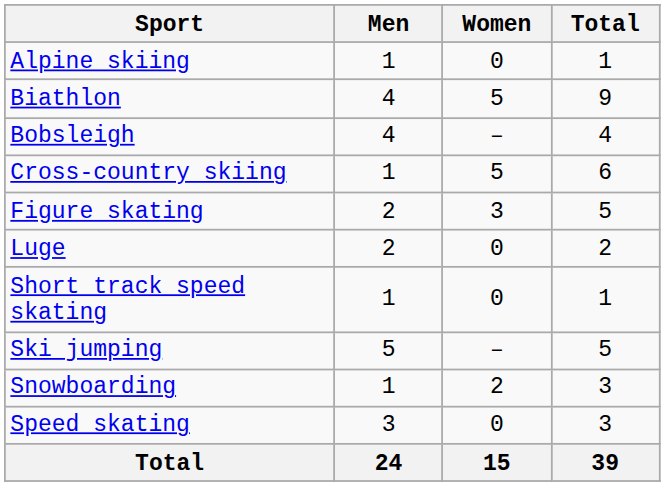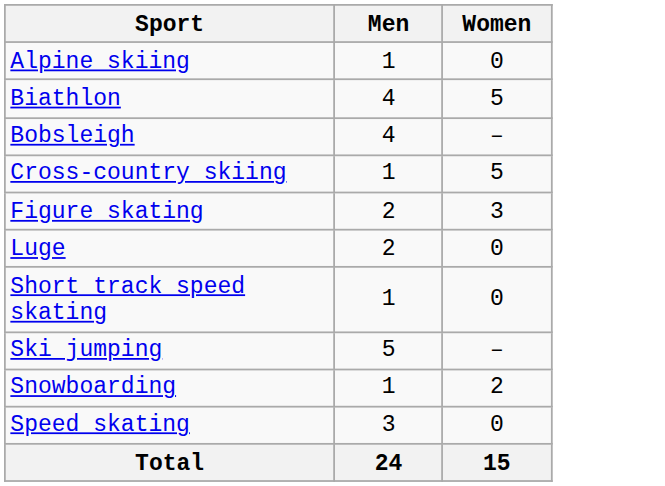- column: (605, 24)
